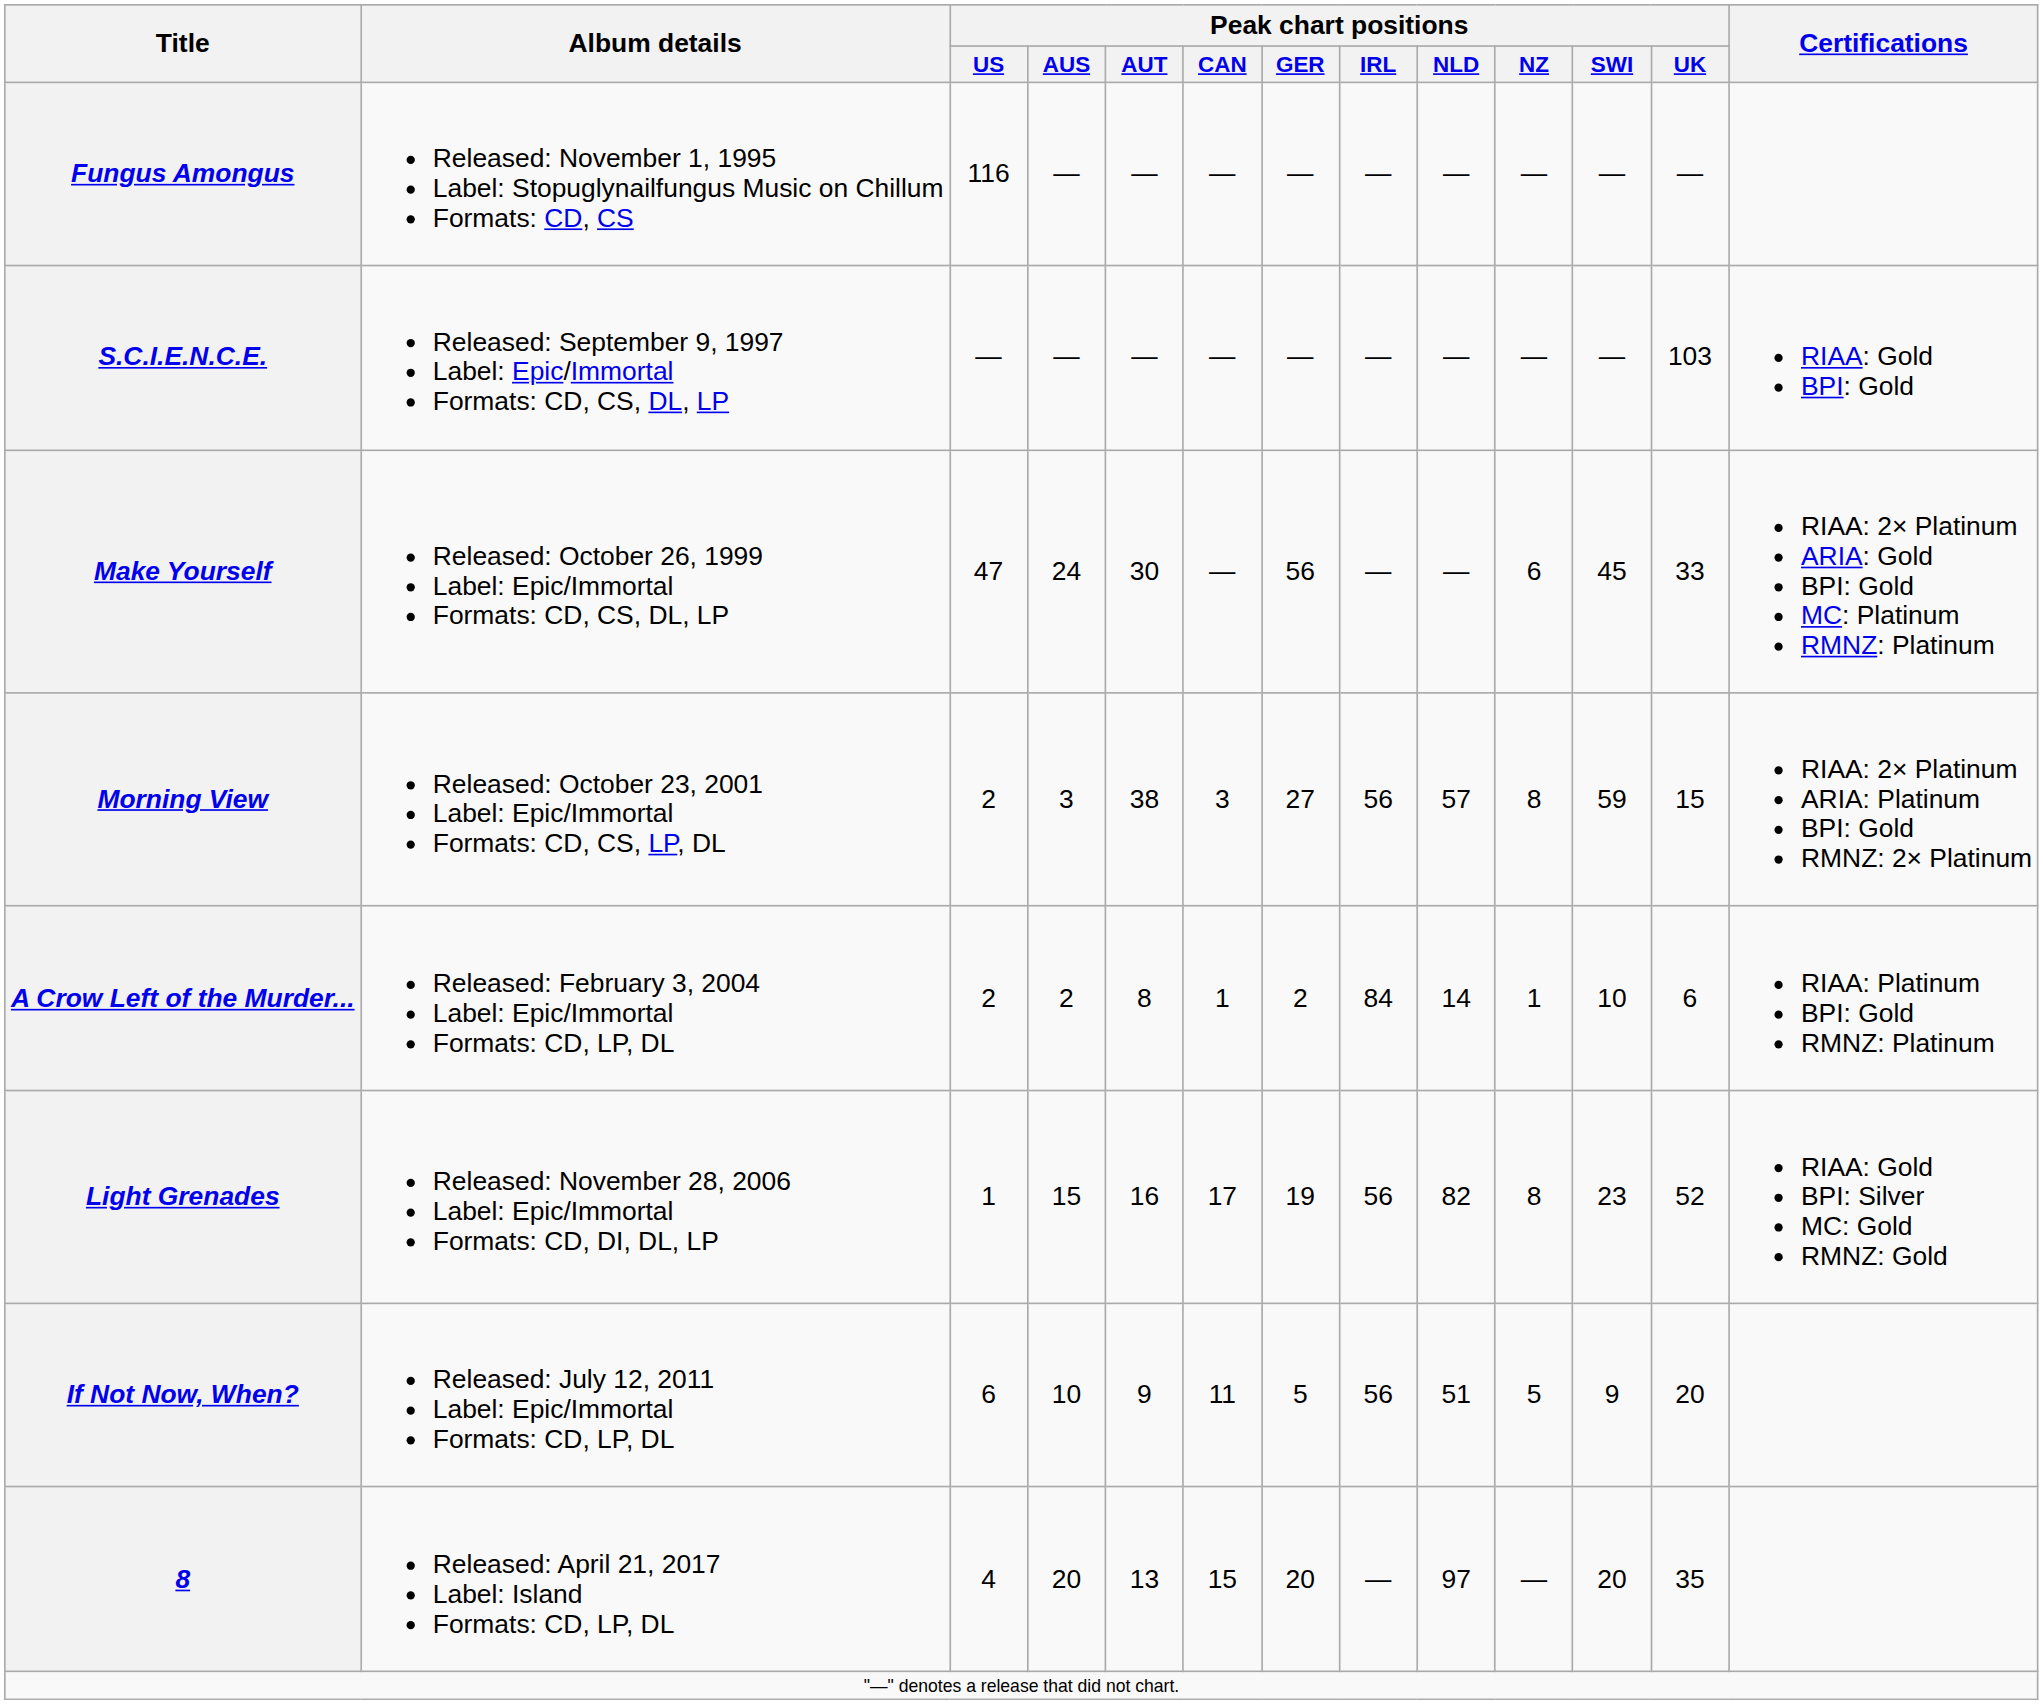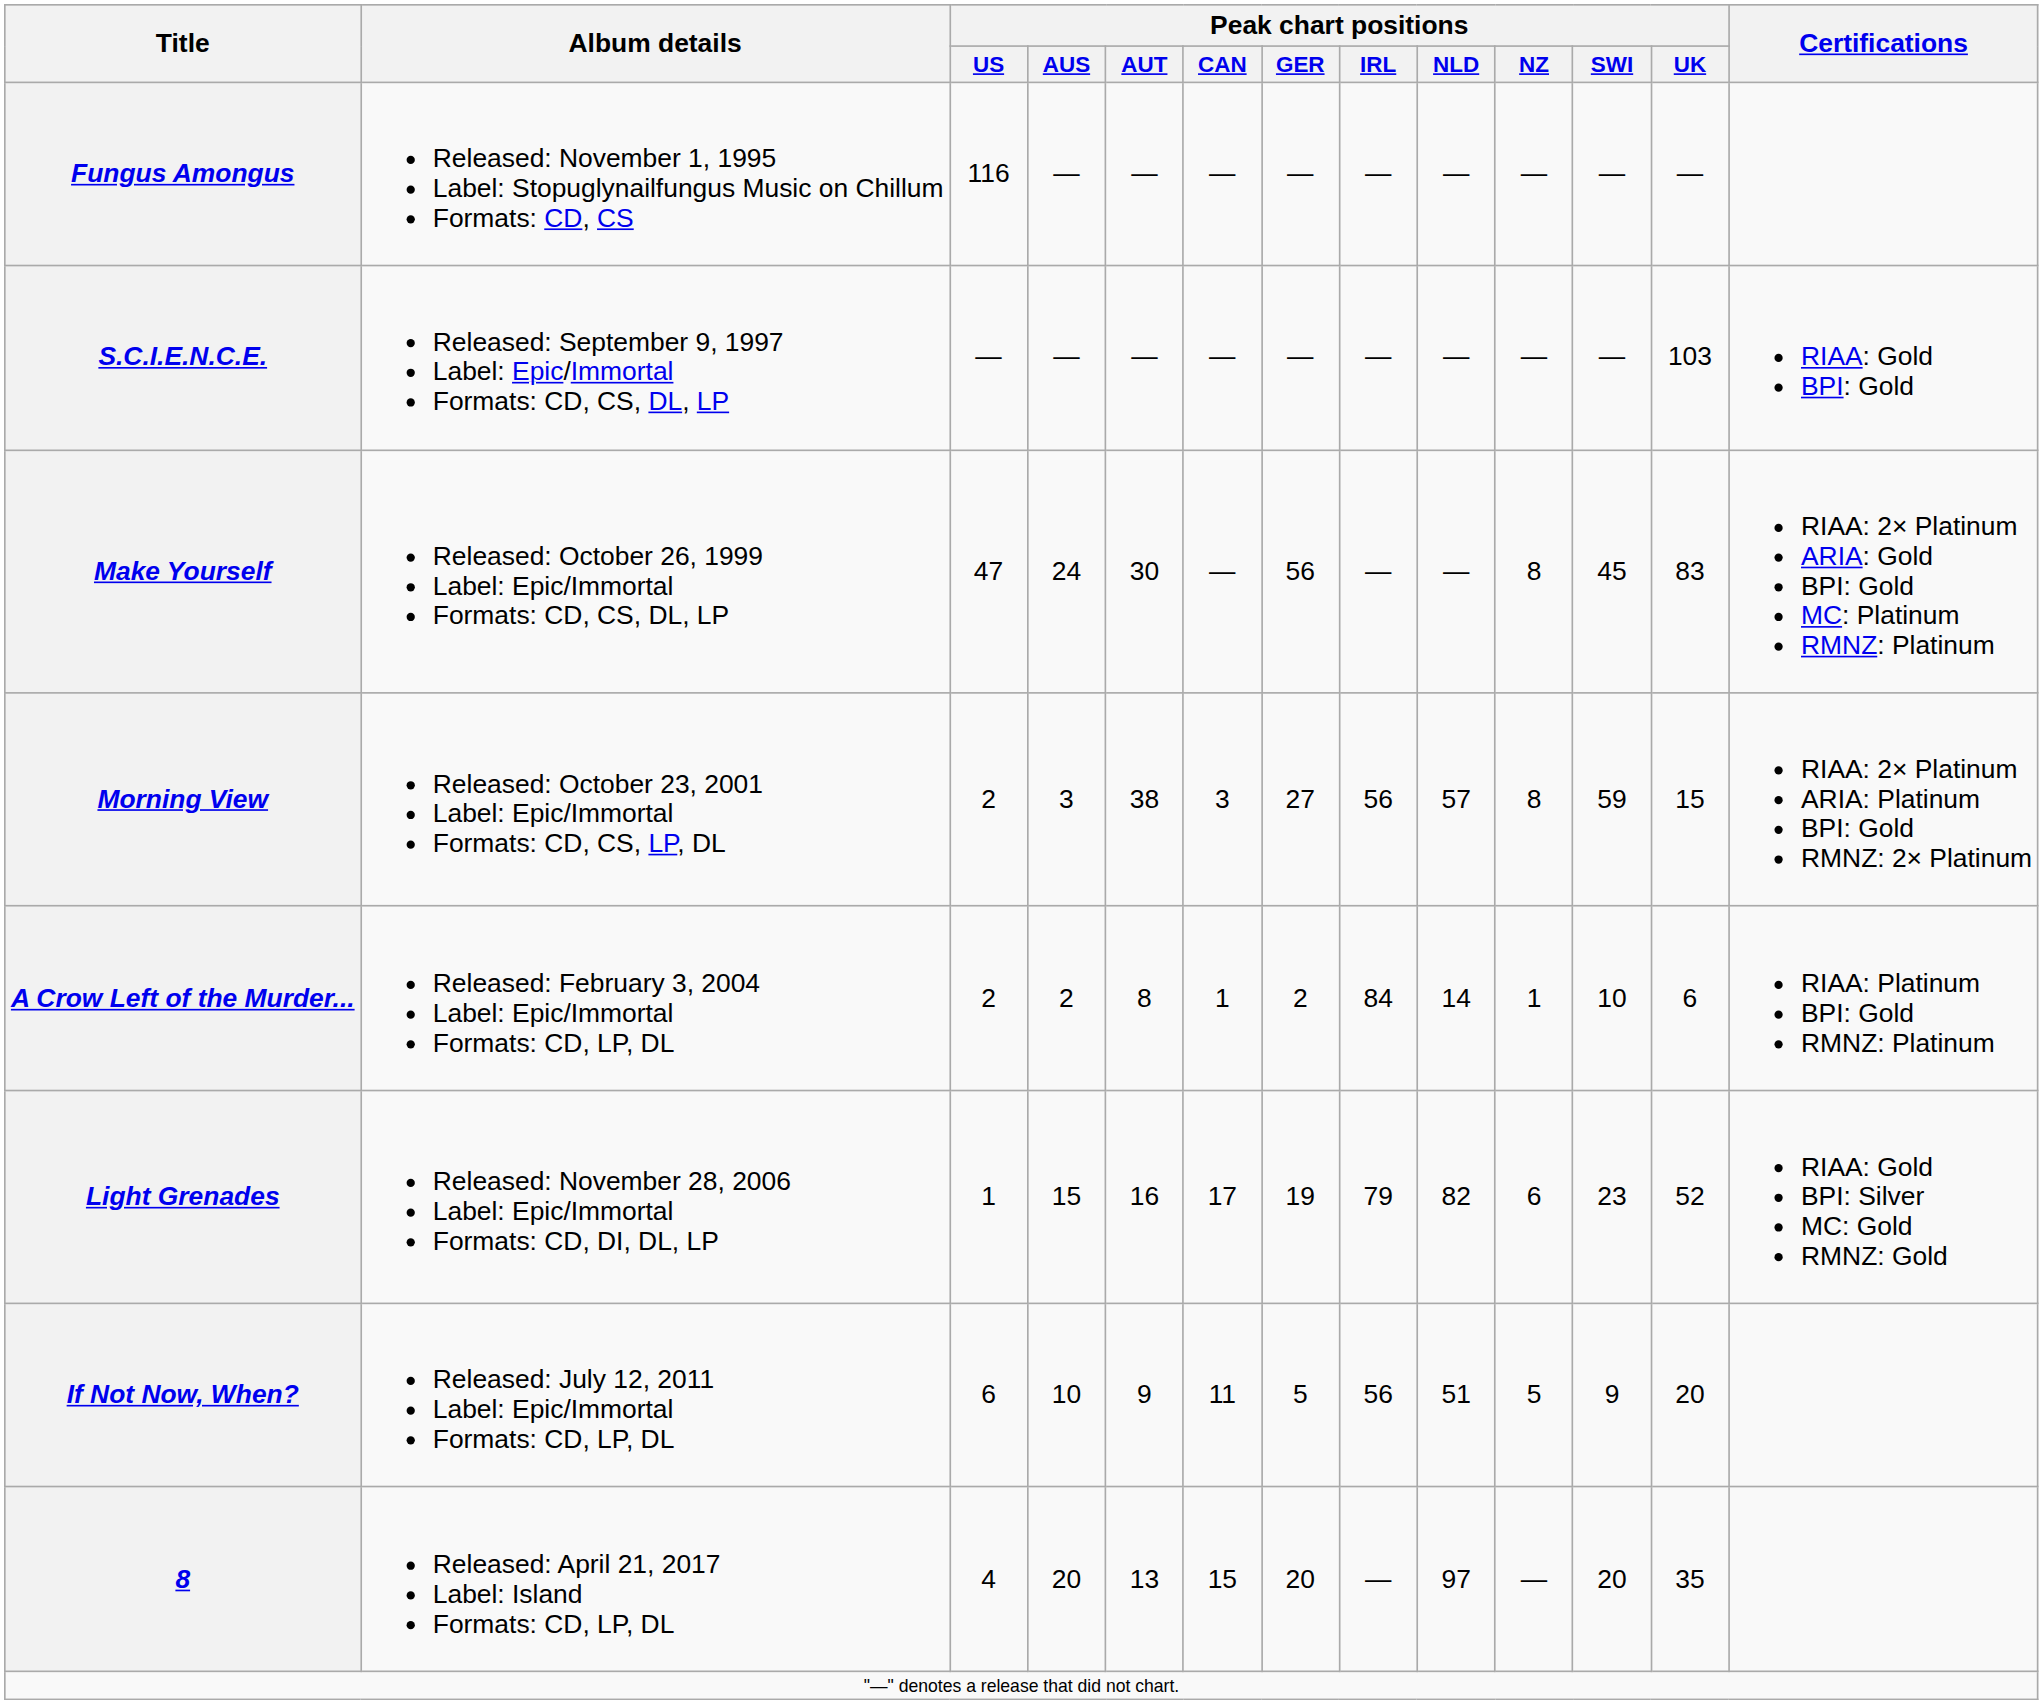(1534, 570) 6 -> (1534, 570) 8
(1690, 570) 33 -> (1690, 570) 83
(1378, 1196) 56 -> (1378, 1196) 79
(1534, 1196) 8 -> (1534, 1196) 6
